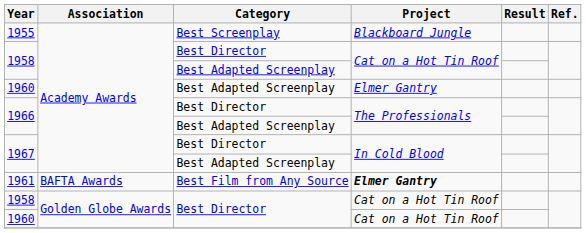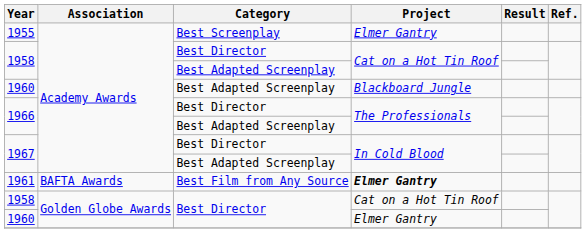(413, 32) Blackboard Jungle -> (395, 32) Elmer Gantry
(395, 88) Elmer Gantry -> (413, 88) Blackboard Jungle
(426, 219) Cat on a Hot Tin Roof -> (395, 219) Elmer Gantry
